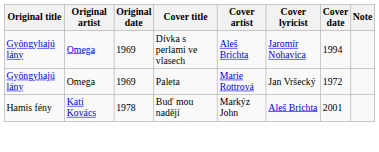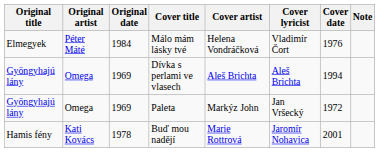+ row: (173, 44)
(287, 49) Jaromír Nohavica -> (286, 76) Aleš Brichta
(237, 81) Marie Rottrová -> (233, 108) Markýz John
(235, 108) Markýz John -> (224, 134) Marie Rottrová
(293, 108) Aleš Brichta -> (290, 134) Jaromír Nohavica
